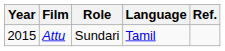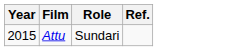- column: (156, 14)
